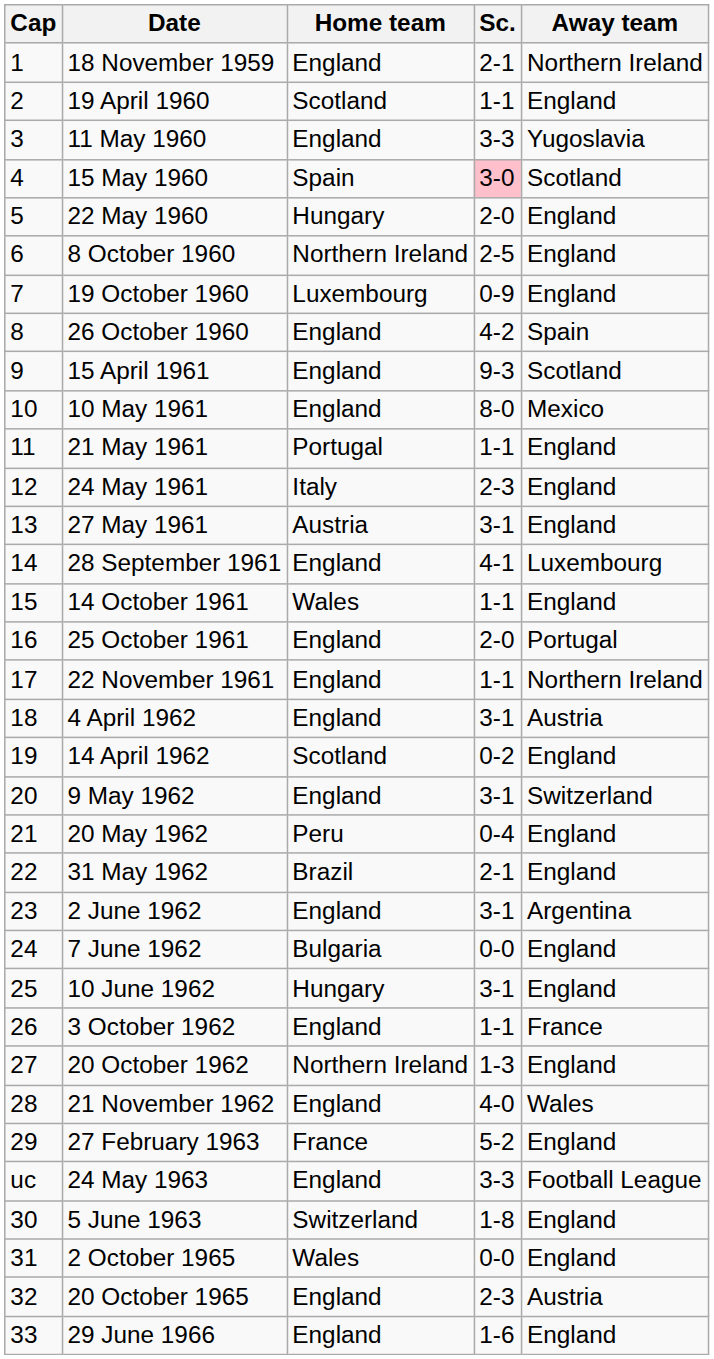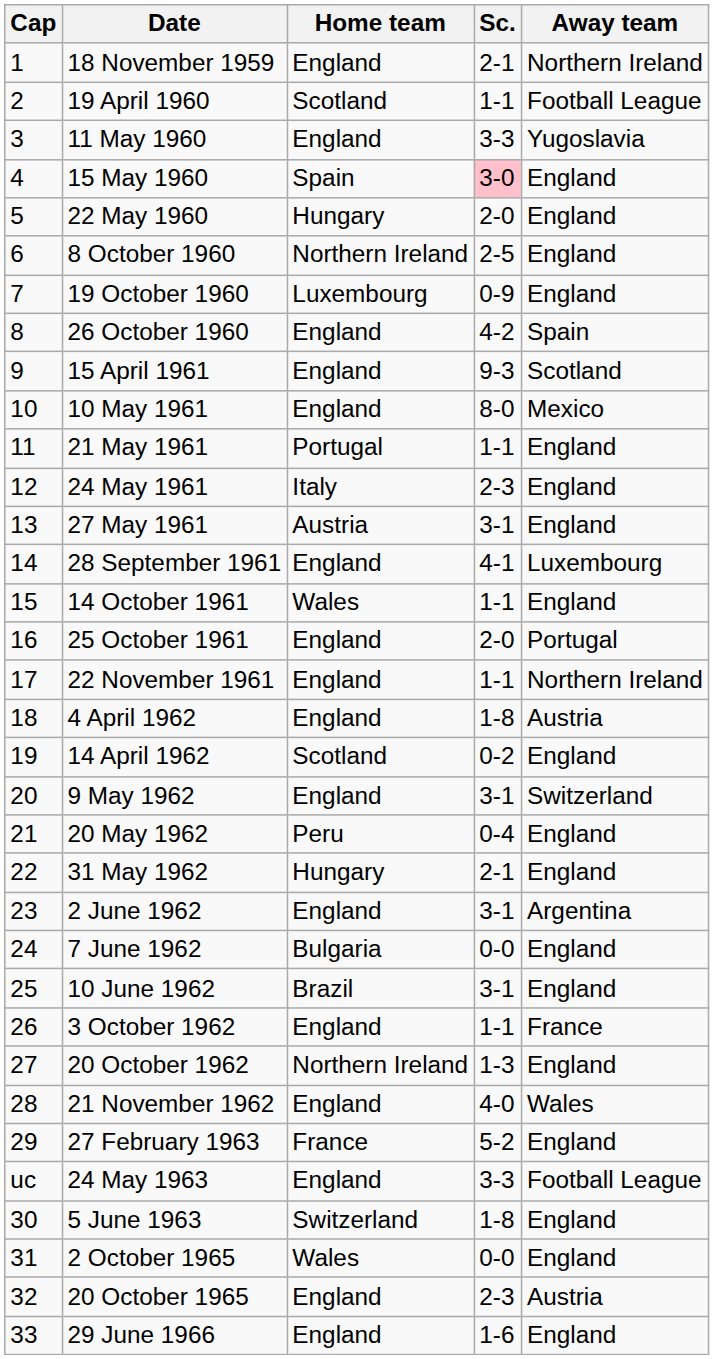(572, 100) England -> (614, 100) Football League
(574, 178) Scotland -> (572, 178) England
(497, 718) 3-1 -> (497, 718) 1-8
(323, 872) Brazil -> (338, 872) Hungary
(338, 988) Hungary -> (323, 988) Brazil
